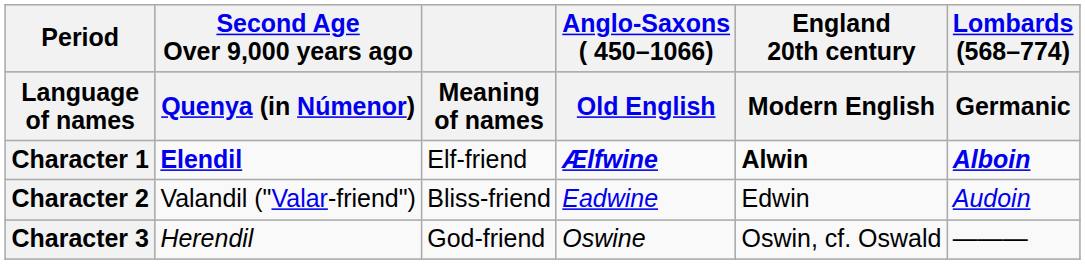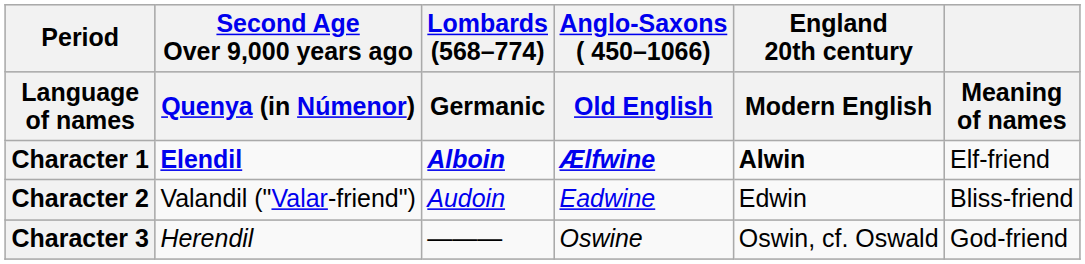columns swapped: (1013, 105) <-> (489, 105)
